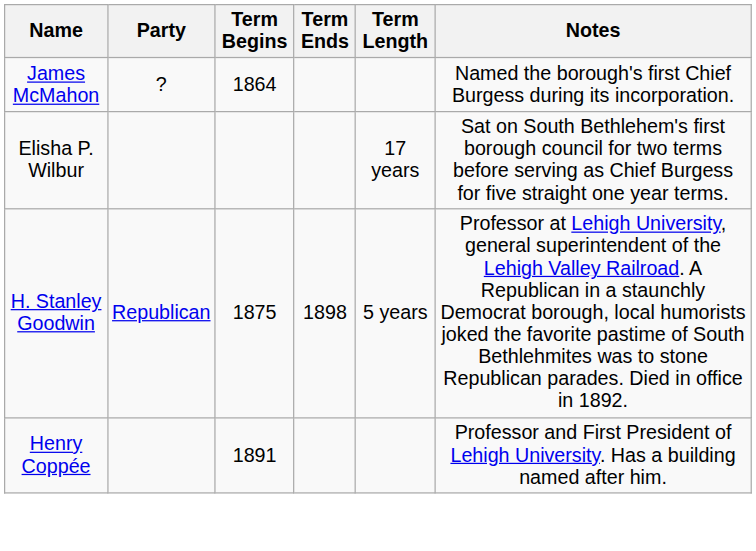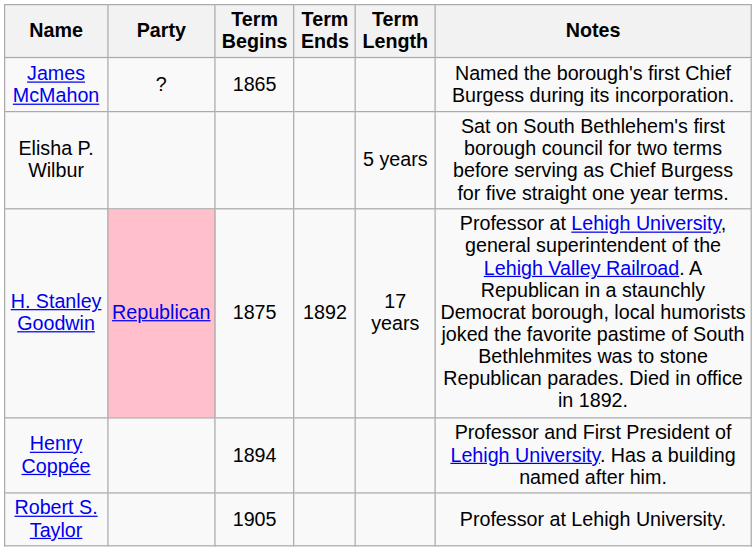(255, 84) 1864 -> (255, 84) 1865
(395, 160) 17 years -> (395, 160) 5 years
(161, 312) no background -> (161, 312) pink background
(325, 312) 1898 -> (325, 312) 1892
(395, 312) 5 years -> (395, 312) 17 years
(255, 454) 1891 -> (255, 454) 1894
+ row: (56, 519)
